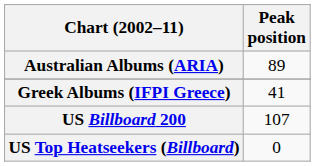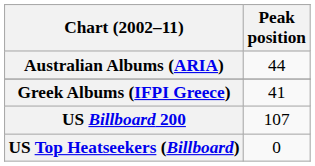(277, 65) 89 -> (277, 65) 44
